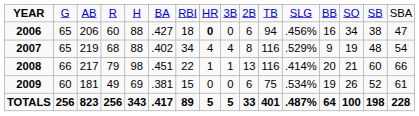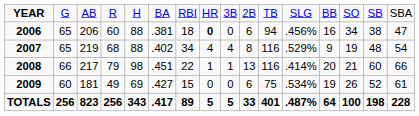(162, 31) .427 -> (162, 31) .381
(162, 84) .381 -> (162, 84) .427
